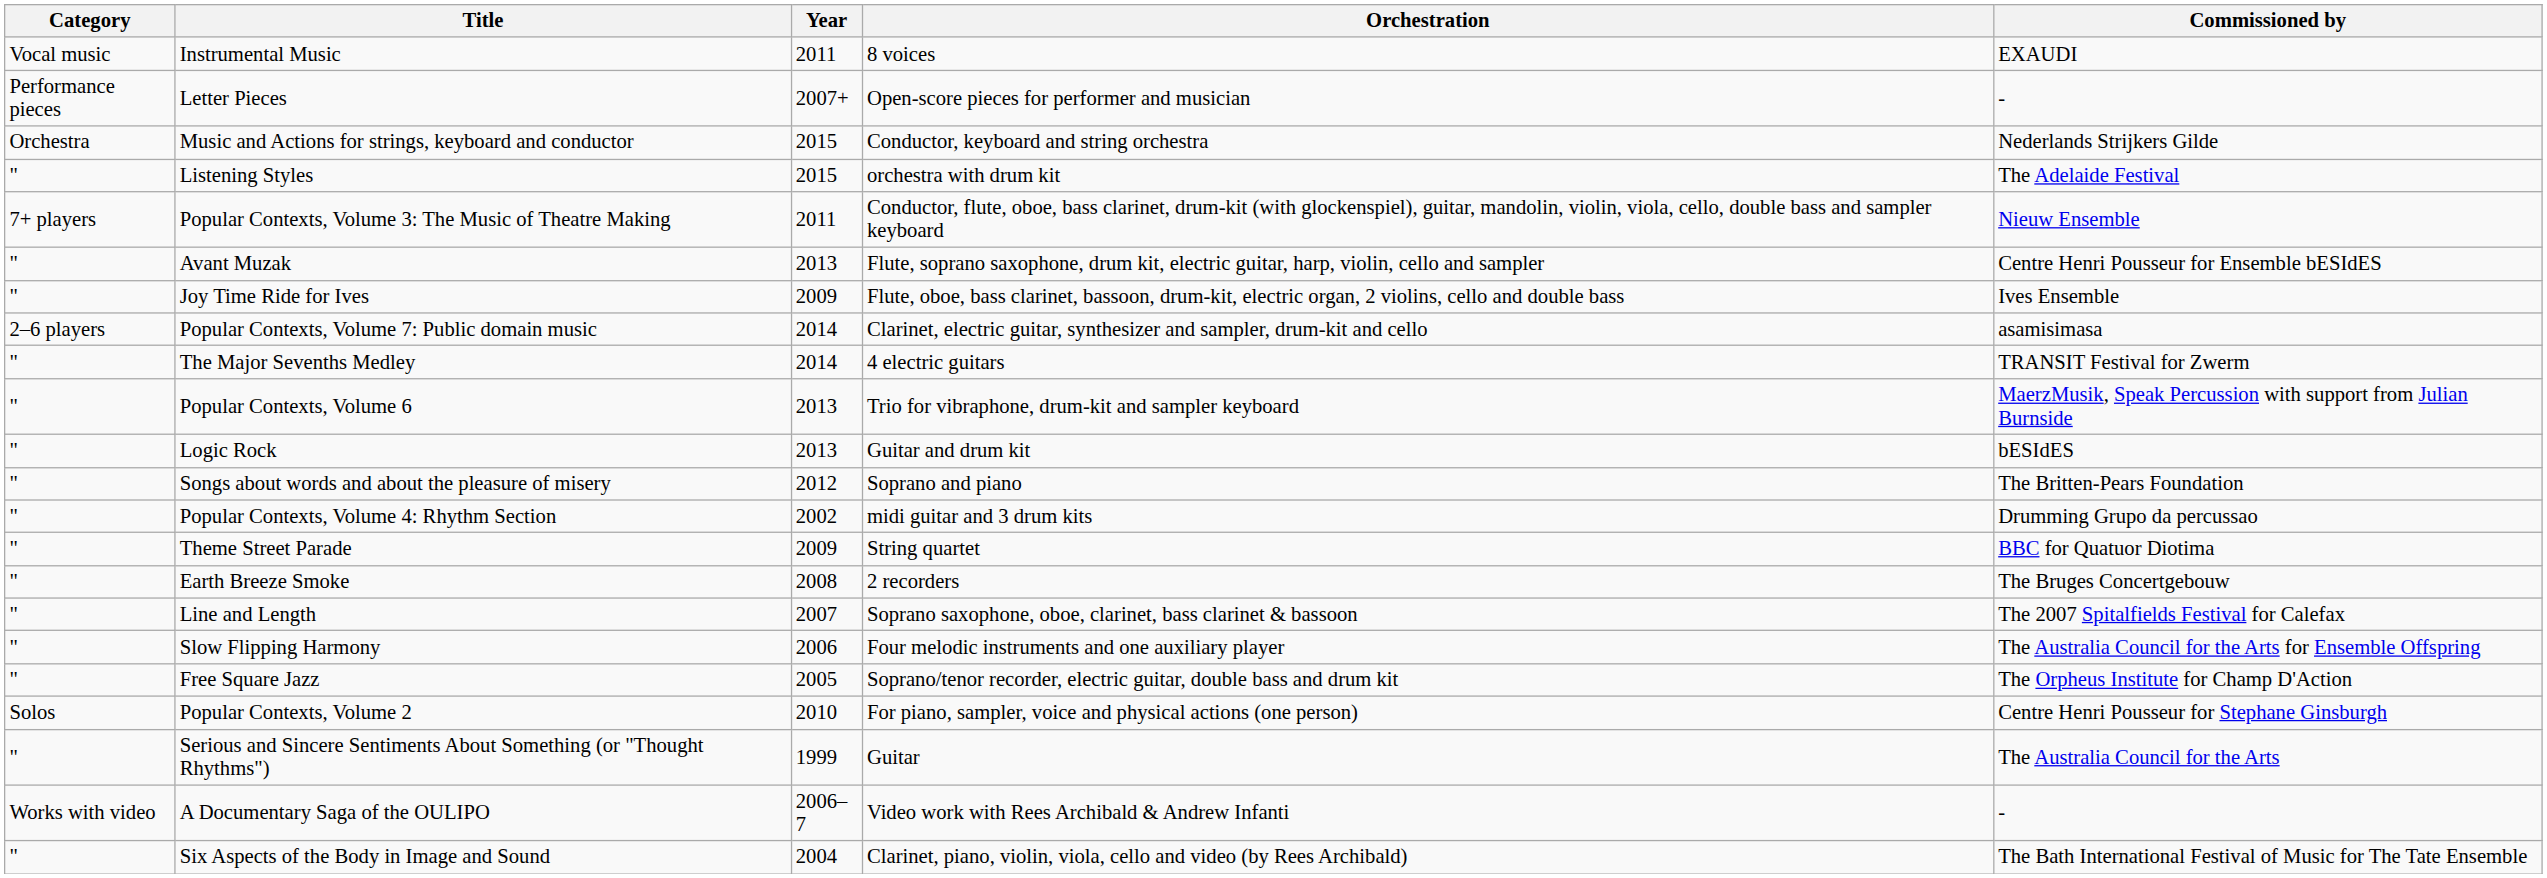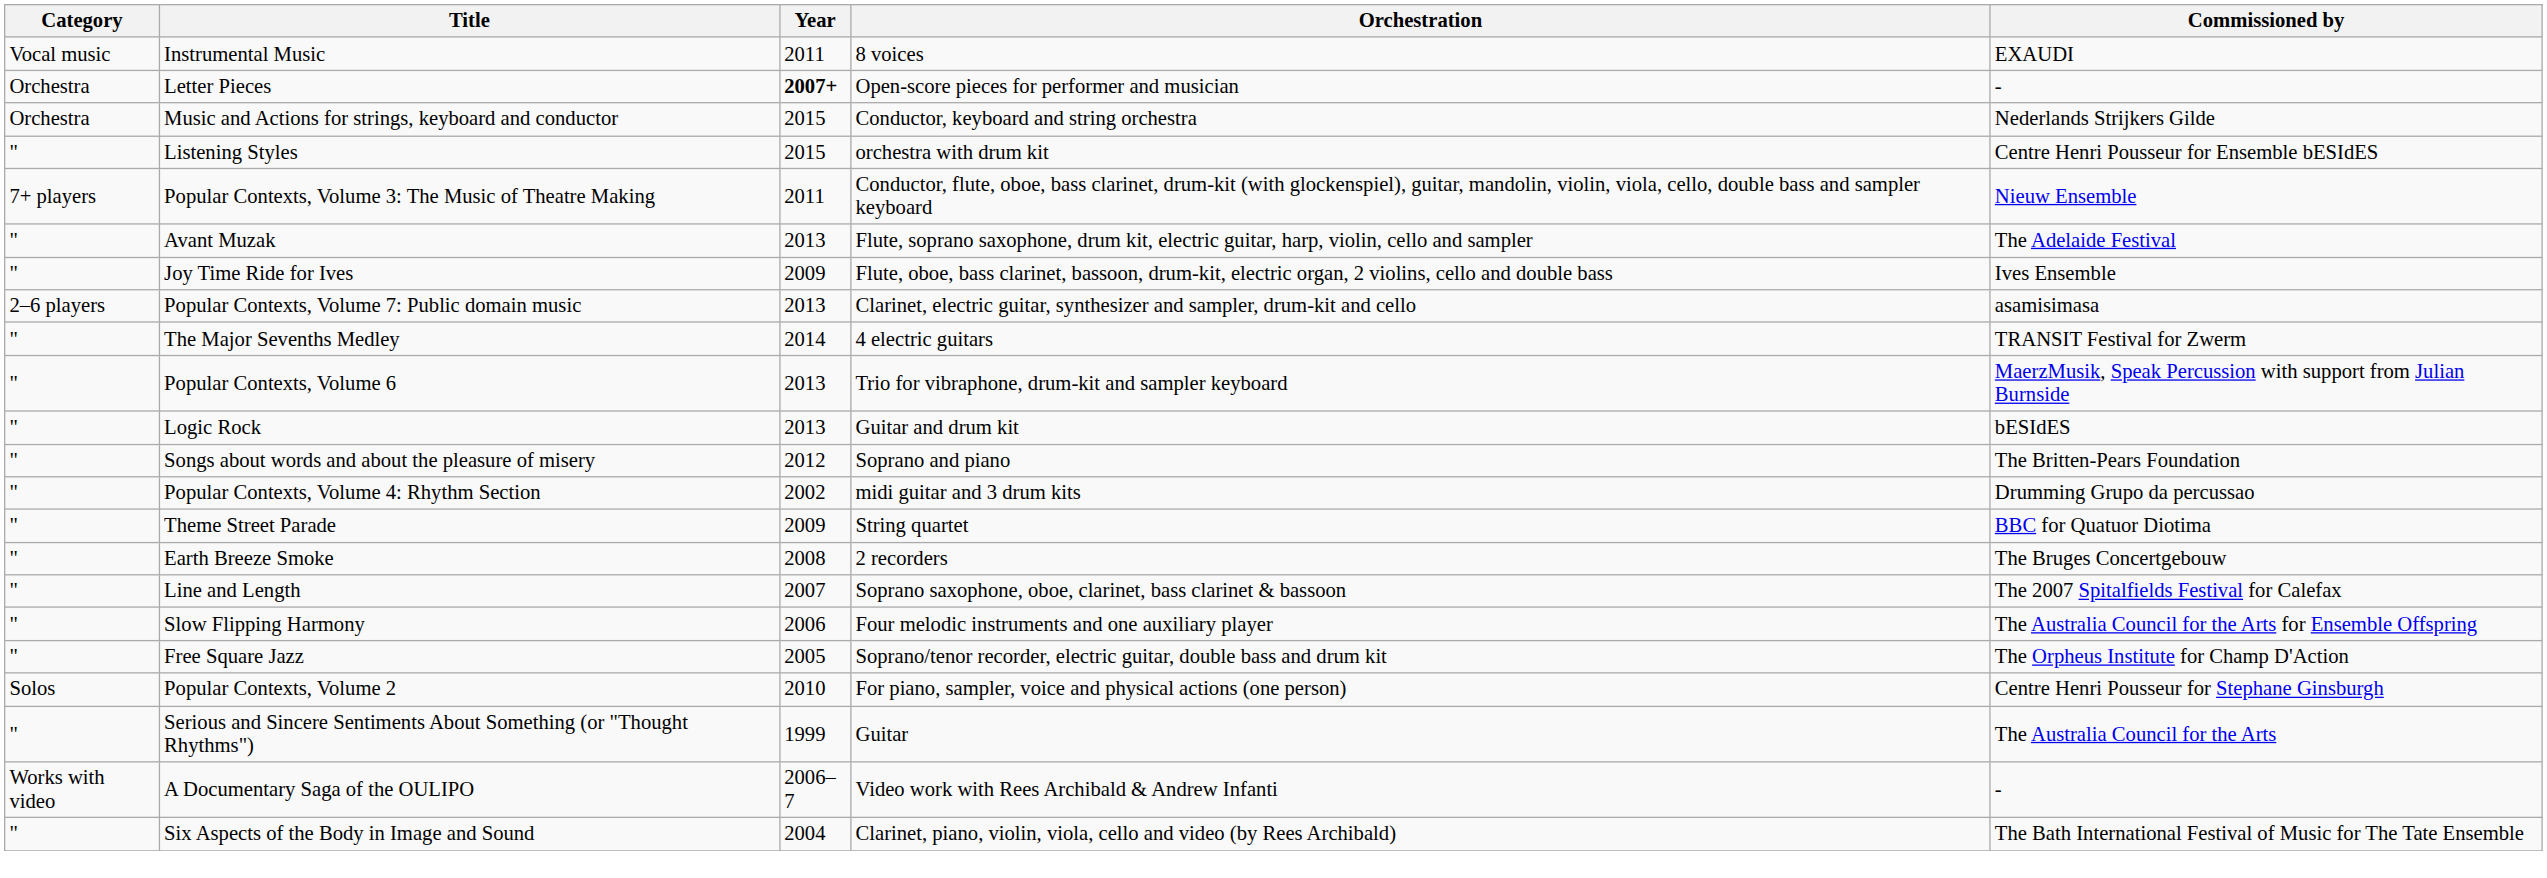(62, 97) Performance pieces -> (50, 86) Orchestra
(822, 97) normal -> (811, 86) bold
(2089, 175) The Adelaide Festival -> (2187, 151) Centre Henri Pousseur for Ensemble bESIdES
(2190, 263) Centre Henri Pousseur for Ensemble bESIdES -> (2085, 240) The Adelaide Festival
(816, 329) 2014 -> (805, 305) 2013
